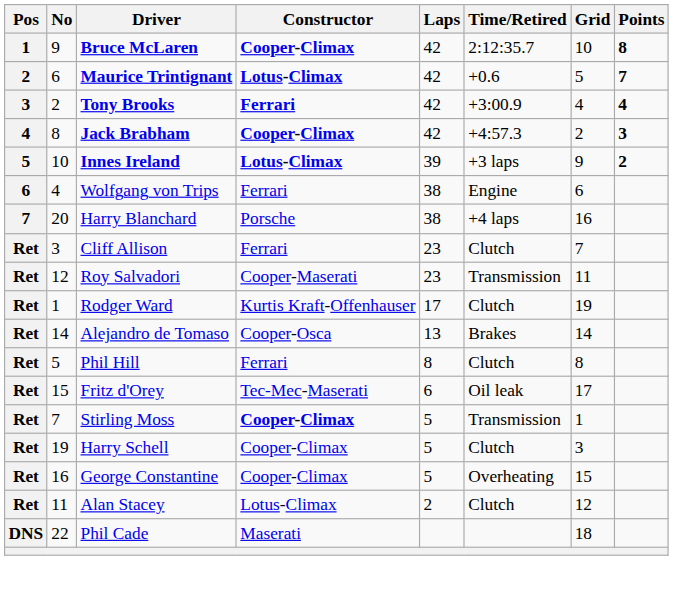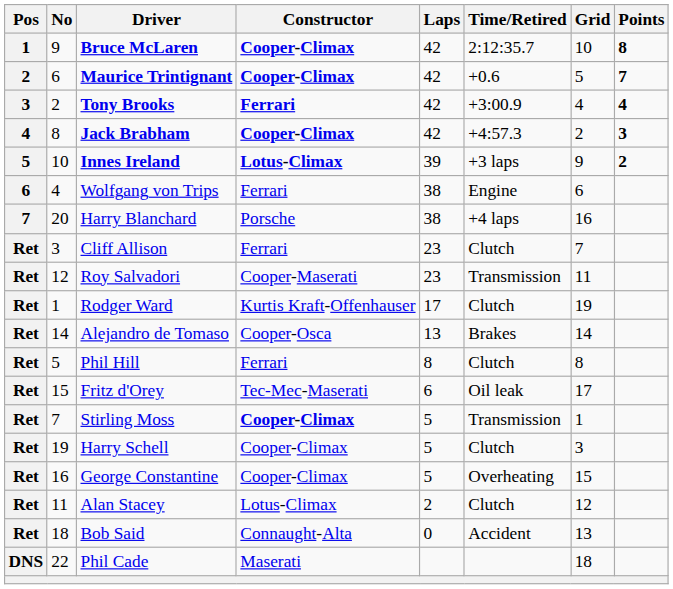(291, 76) Lotus-Climax -> (297, 76) Cooper-Climax
+ row: (112, 533)
